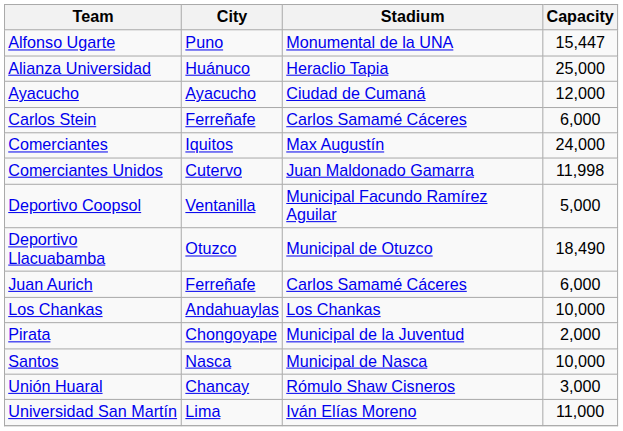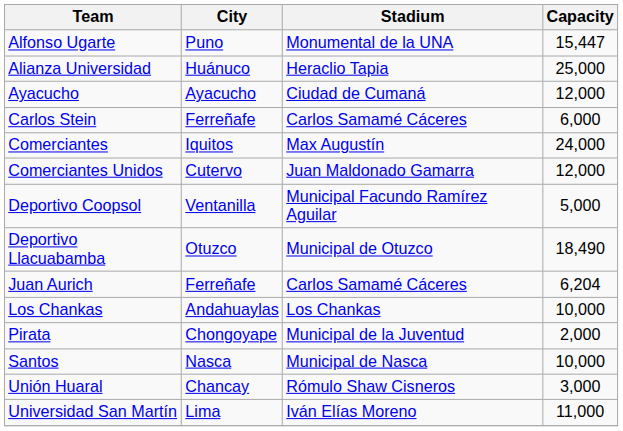(580, 171) 11,998 -> (580, 171) 12,000
(580, 284) 6,000 -> (580, 284) 6,204
